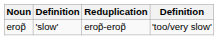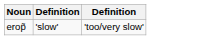- column: (116, 12)
